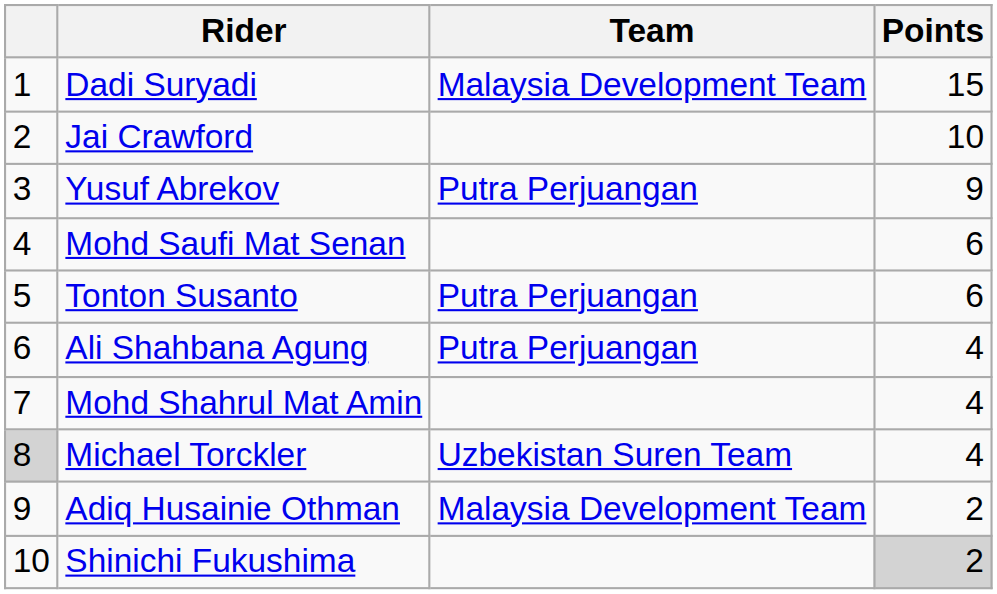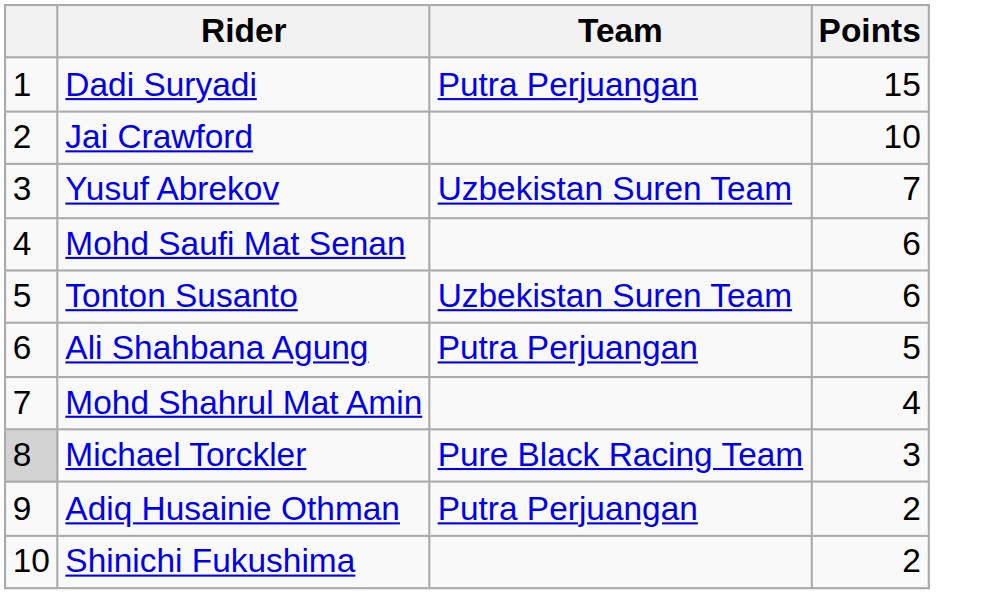(652, 84) Malaysia Development Team -> (568, 84) Putra Perjuangan
(568, 190) Putra Perjuangan -> (615, 190) Uzbekistan Suren Team
(975, 190) 9 -> (911, 190) 7
(568, 296) Putra Perjuangan -> (615, 296) Uzbekistan Suren Team
(975, 349) 4 -> (911, 349) 5
(615, 455) Uzbekistan Suren Team -> (620, 455) Pure Black Racing Team
(975, 455) 4 -> (911, 455) 3
(652, 508) Malaysia Development Team -> (568, 508) Putra Perjuangan
(975, 561) lightgrey background -> (911, 561) no background
